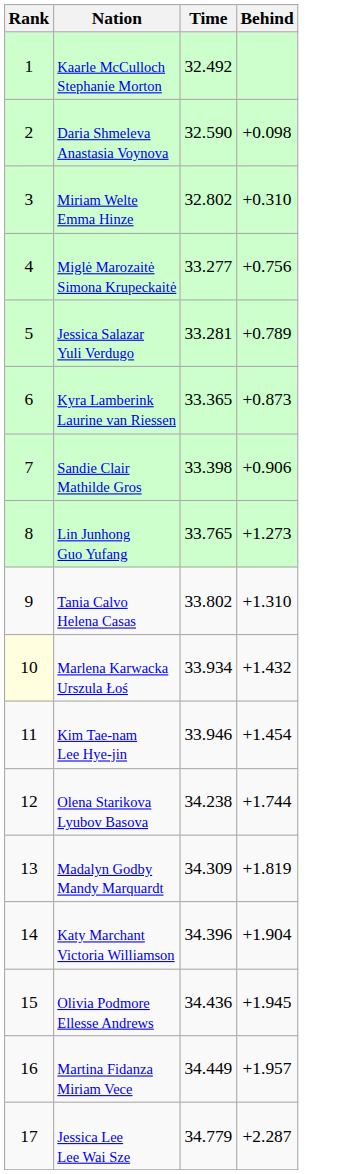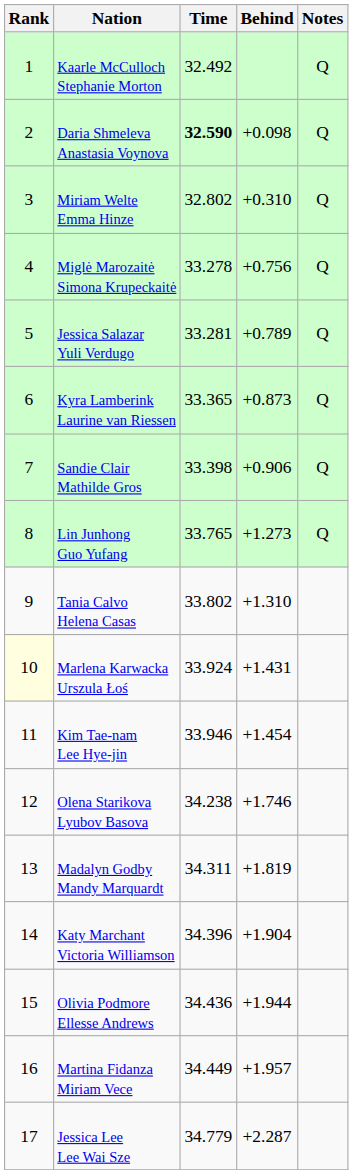+ column: (323, 18)
(208, 132) normal -> (208, 132) bold
(208, 266) 33.277 -> (208, 266) 33.278
(208, 667) 33.934 -> (208, 667) 33.924
(267, 667) +1.432 -> (267, 667) +1.431
(267, 801) +1.744 -> (267, 801) +1.746
(208, 868) 34.309 -> (208, 868) 34.311
(267, 1002) +1.945 -> (267, 1002) +1.944
